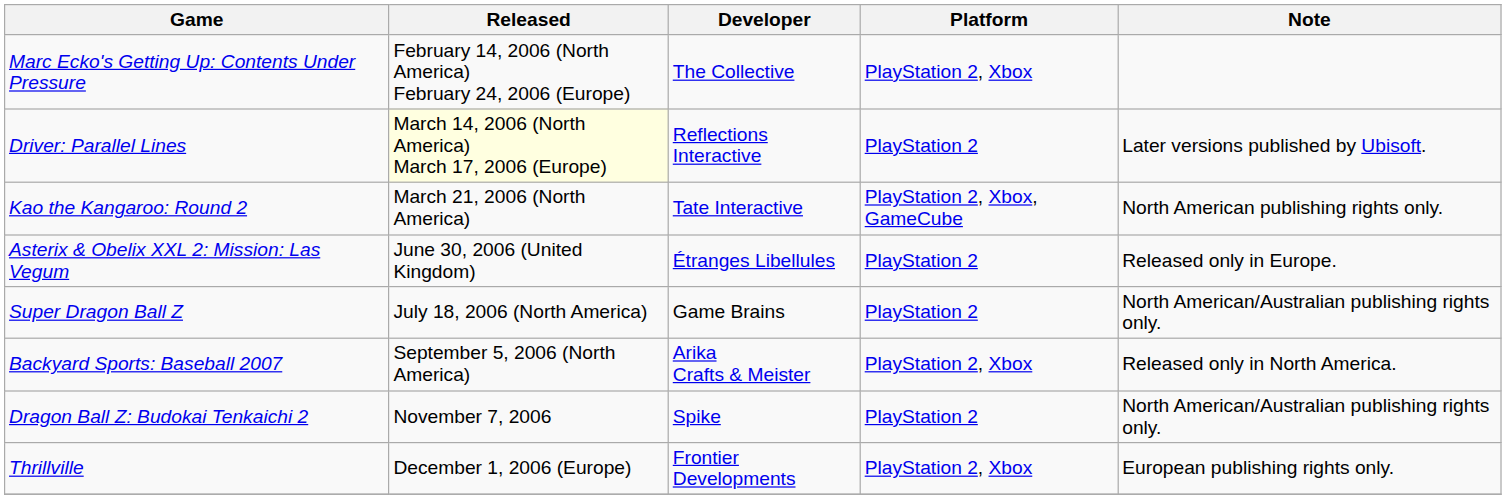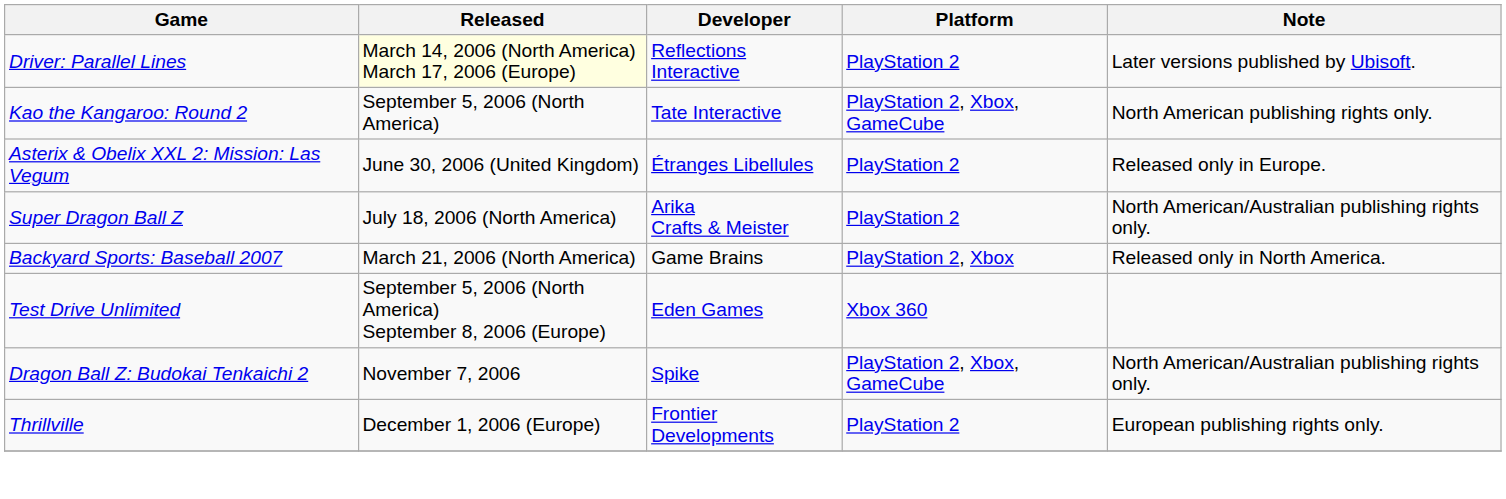- row: (182, 71)
(489, 208) March 21, 2006 (North America) -> (474, 113) September 5, 2006 (North America)
(729, 312) Game Brains -> (720, 217) Arika Crafts & Meister
(504, 364) September 5, 2006 (North America) -> (499, 258) March 21, 2006 (North America)
(742, 364) Arika Crafts & Meister -> (707, 258) Game Brains
+ row: (95, 310)
(921, 416) PlayStation 2 -> (933, 373) PlayStation 2, Xbox, GameCube
(948, 468) PlayStation 2, Xbox -> (903, 425) PlayStation 2
